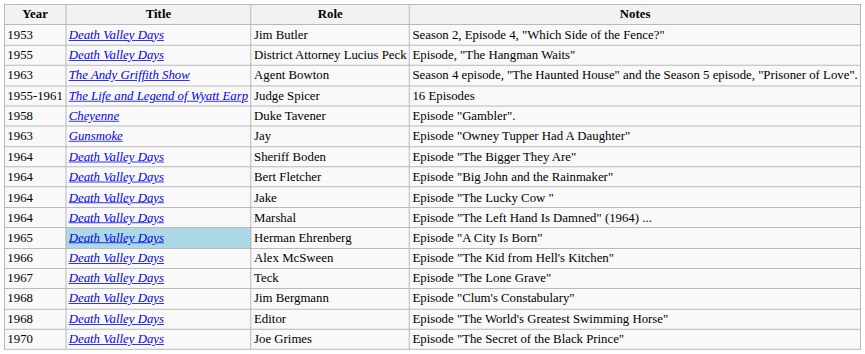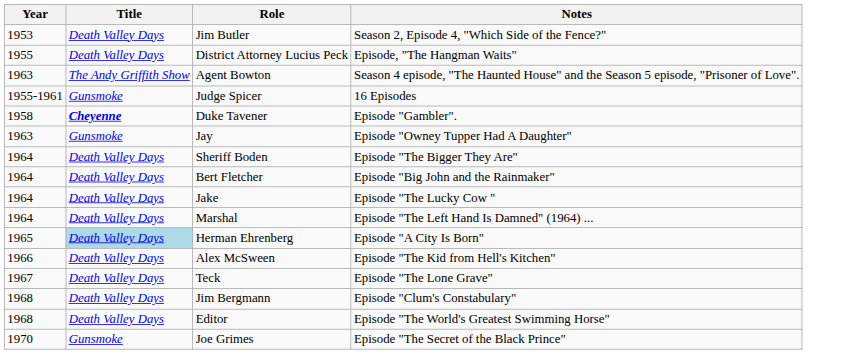(158, 95) The Life and Legend of Wyatt Earp -> (96, 95) Gunsmoke
(94, 116) normal -> (95, 116) bold
(116, 339) Death Valley Days -> (96, 339) Gunsmoke
